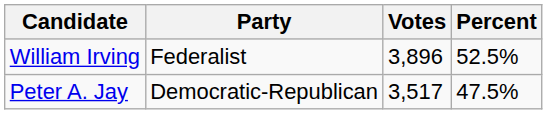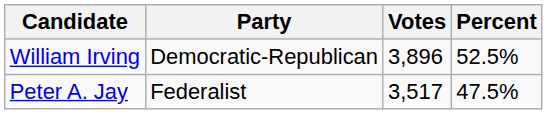(198, 56) Federalist -> (264, 56) Democratic-Republican
(264, 91) Democratic-Republican -> (198, 91) Federalist
